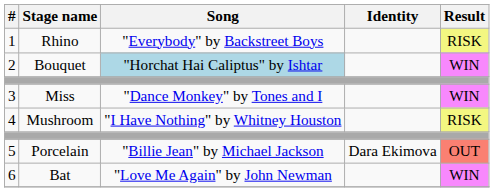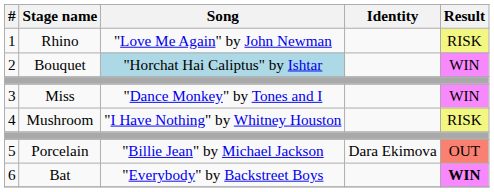(223, 40) "Everybody" by Backstreet Boys -> (223, 40) "Love Me Again" by John Newman
(223, 175) "Love Me Again" by John Newman -> (223, 175) "Everybody" by Backstreet Boys
(464, 175) normal -> (464, 175) bold
